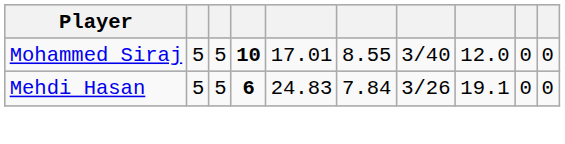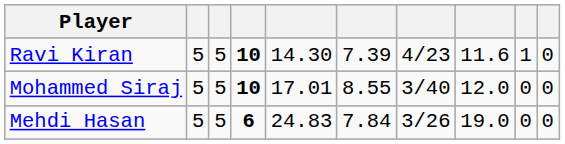+ row: (71, 55)
(485, 88) 19.1 -> (485, 122) 19.0
